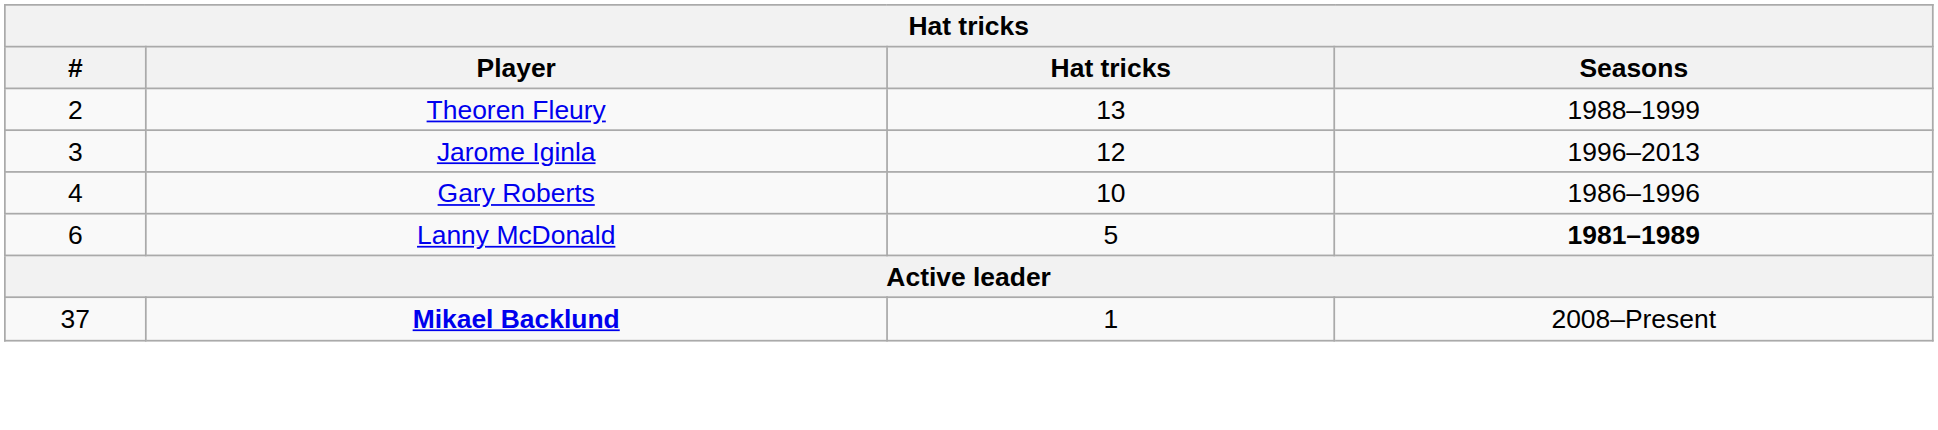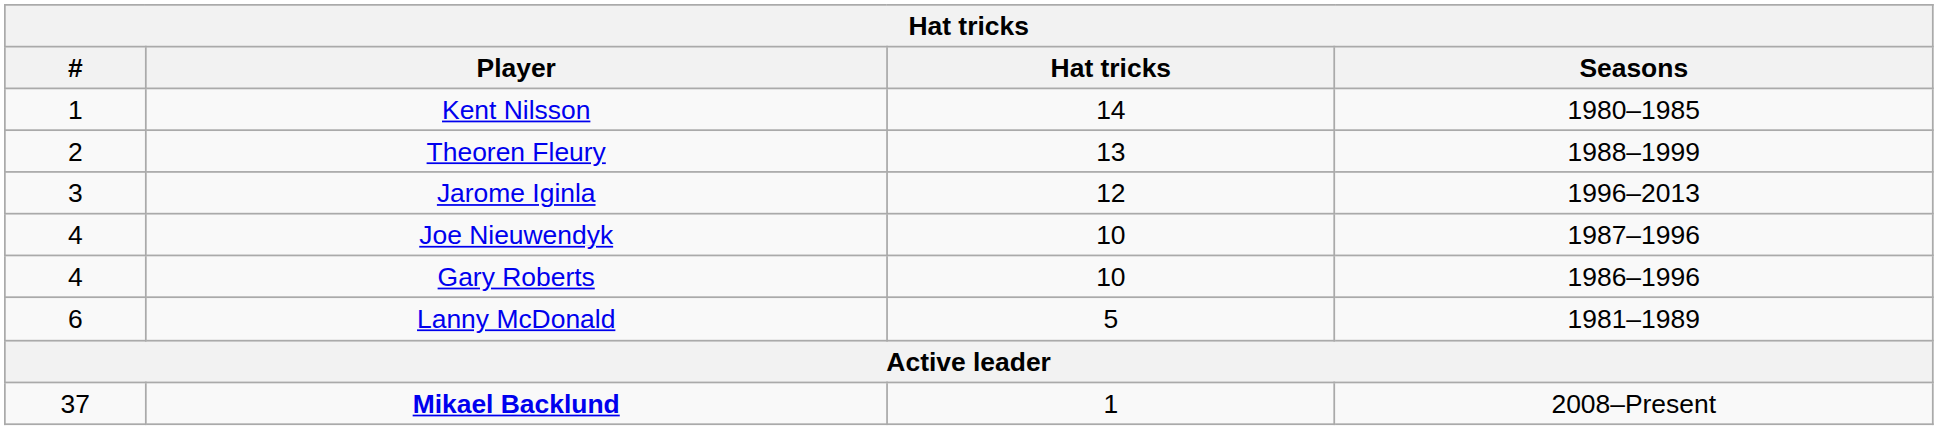+ row: (516, 110)
+ row: (516, 235)
(1634, 235) bold -> (1634, 319) normal
